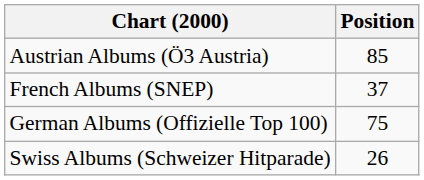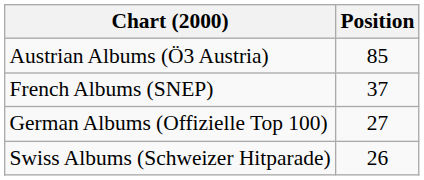(377, 123) 75 -> (377, 123) 27
